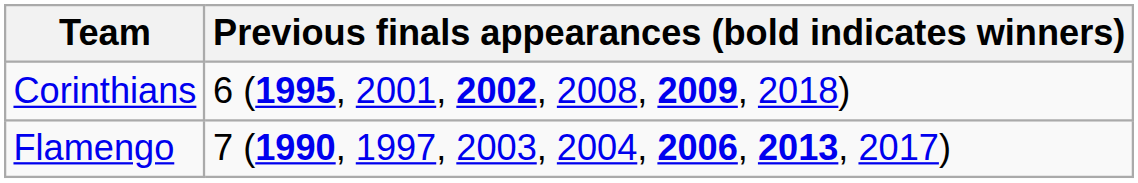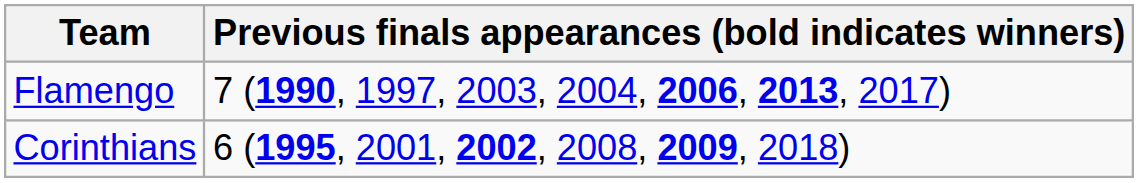rows swapped: (105, 90) <-> (94, 147)
